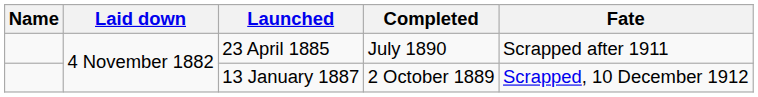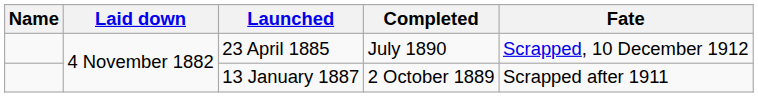(586, 48) Scrapped after 1911 -> (626, 48) Scrapped, 10 December 1912
(626, 77) Scrapped, 10 December 1912 -> (586, 77) Scrapped after 1911
